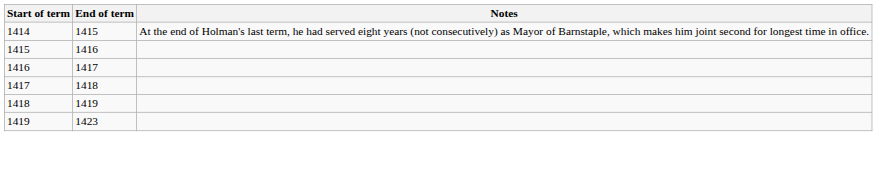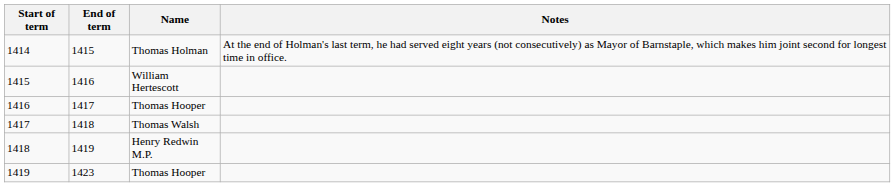+ column: (175, 19)
